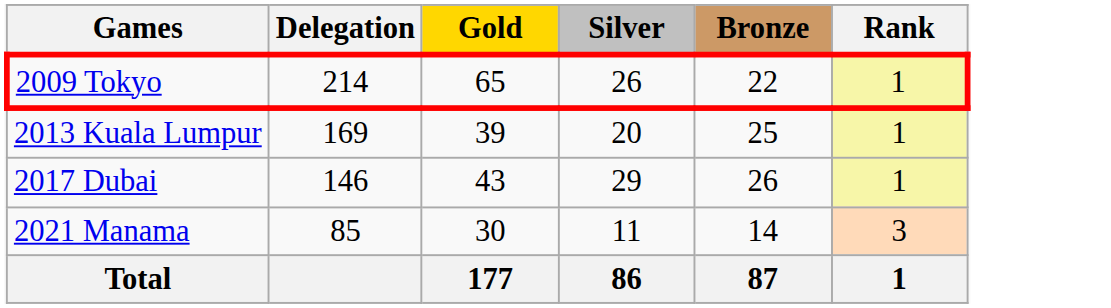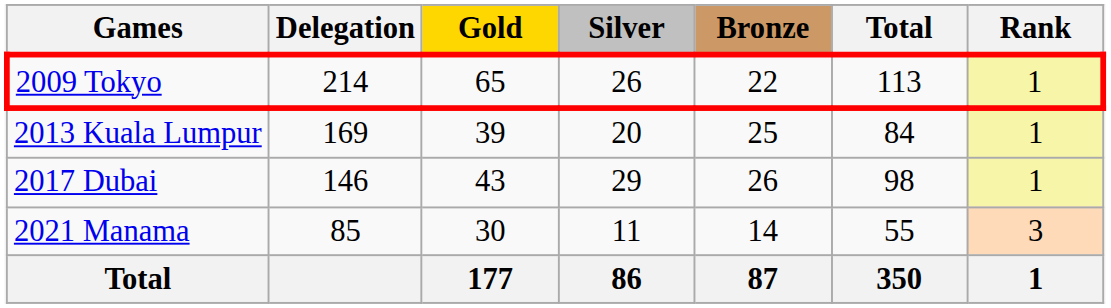+ column: (899, 28)
